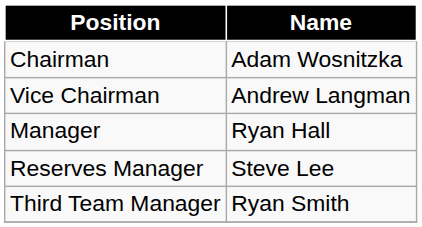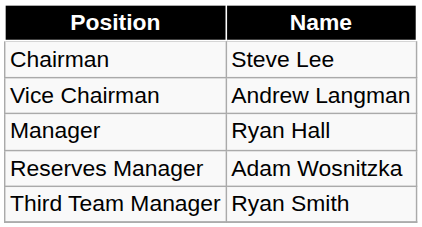(317, 58) Adam Wosnitzka -> (283, 58) Steve Lee
(283, 167) Steve Lee -> (317, 167) Adam Wosnitzka
